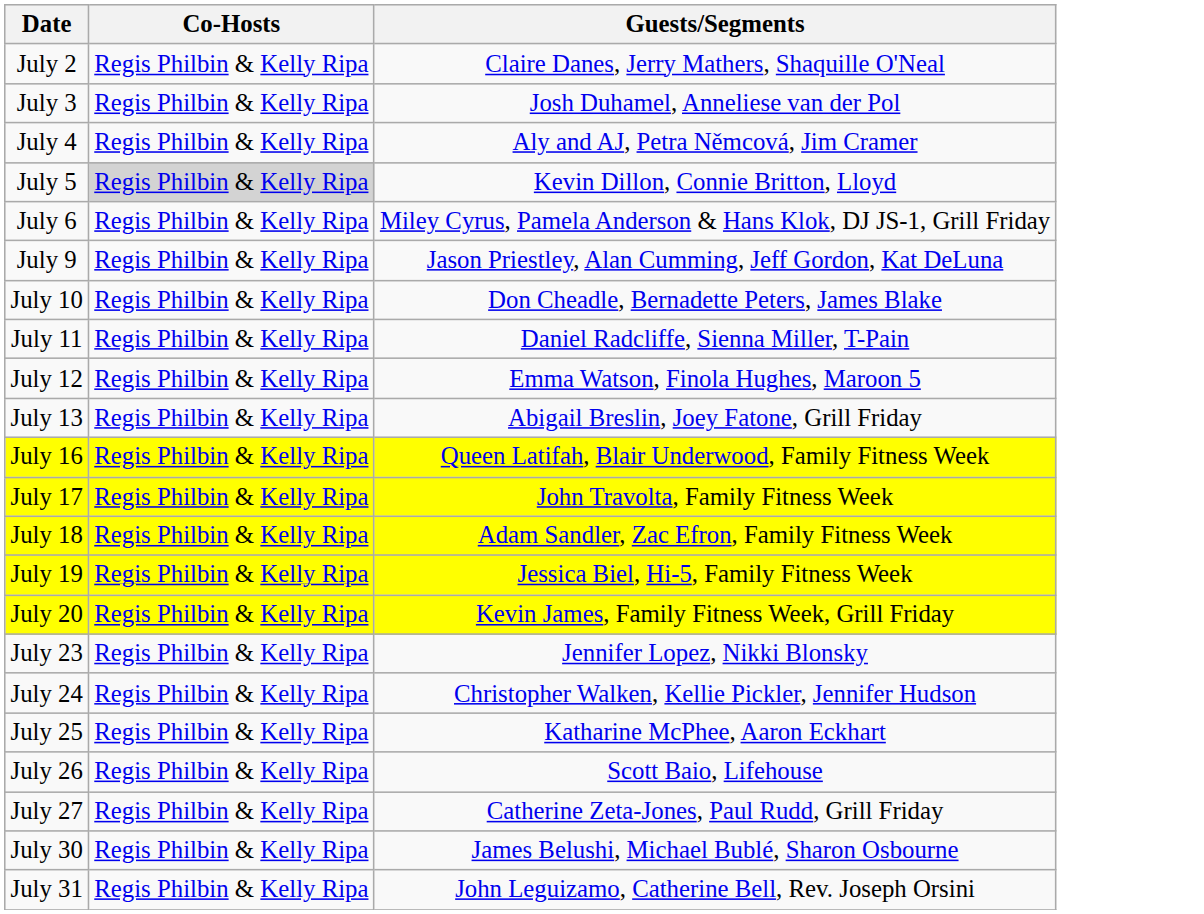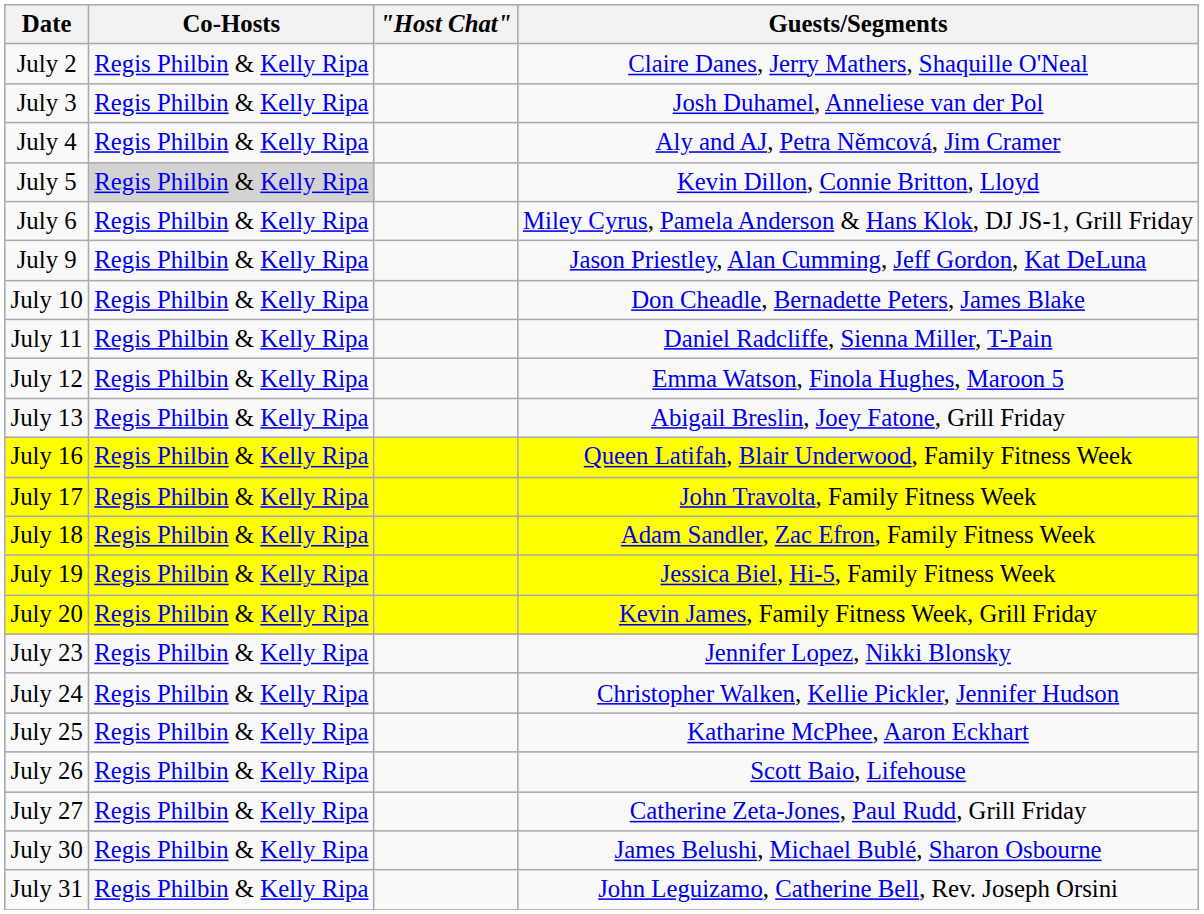+ column: (446, 24)
